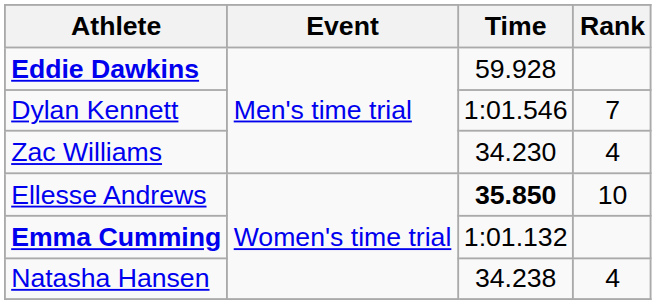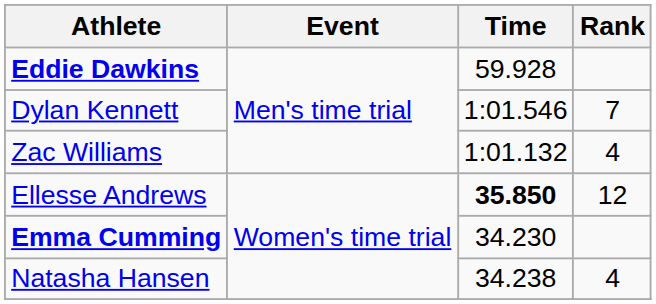(516, 153) 34.230 -> (516, 153) 1:01.132
(613, 195) 10 -> (613, 195) 12
(516, 237) 1:01.132 -> (516, 237) 34.230
